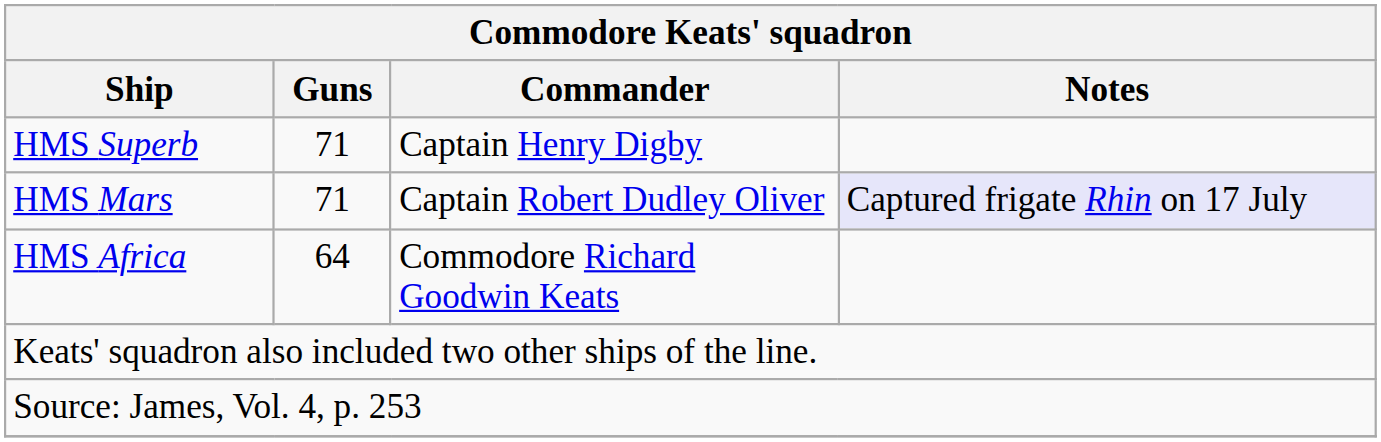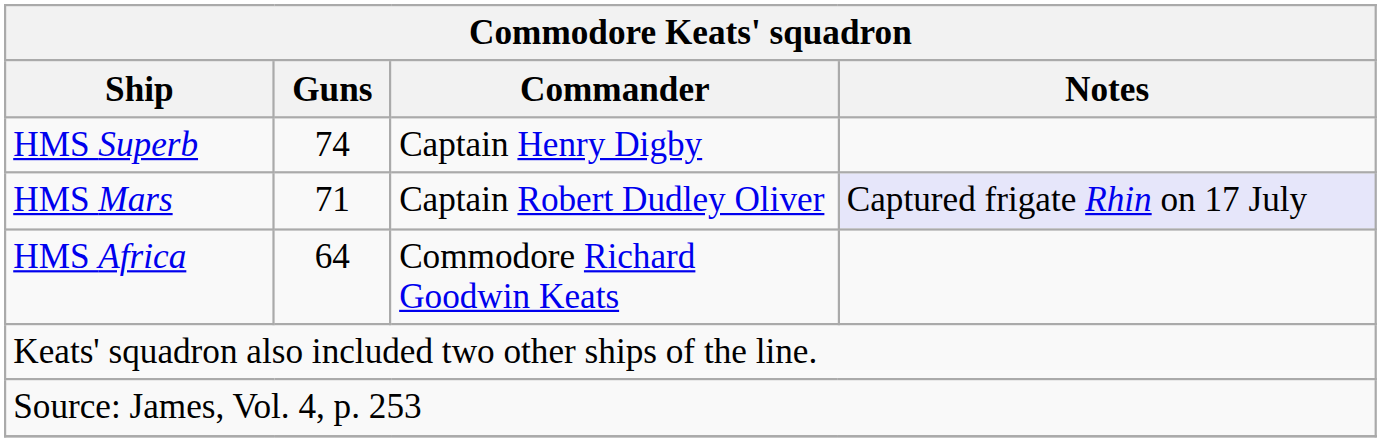(332, 144) 71 -> (332, 144) 74
